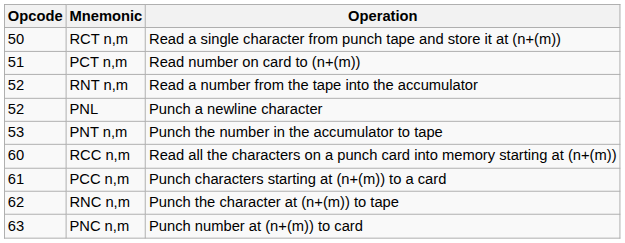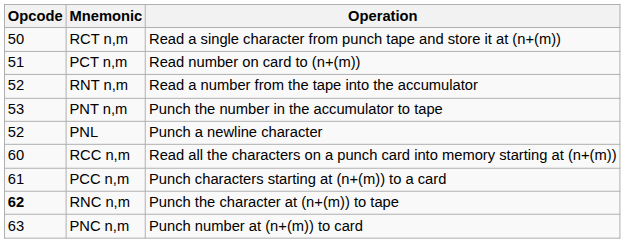rows swapped: (98, 132) <-> (84, 109)
(16, 202) normal -> (16, 202) bold
